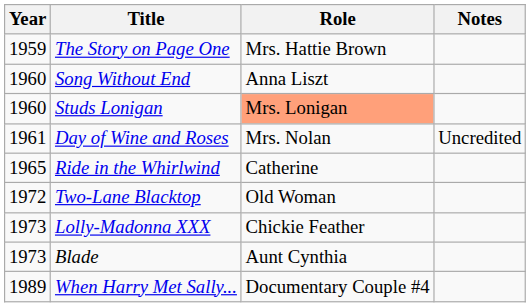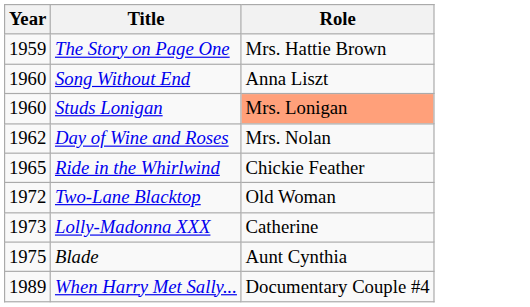- column: (480, 19)
(28, 138) 1961 -> (28, 138) 1962
(282, 167) Catherine -> (305, 167) Chickie Feather
(305, 227) Chickie Feather -> (282, 227) Catherine
(28, 256) 1973 -> (28, 256) 1975
